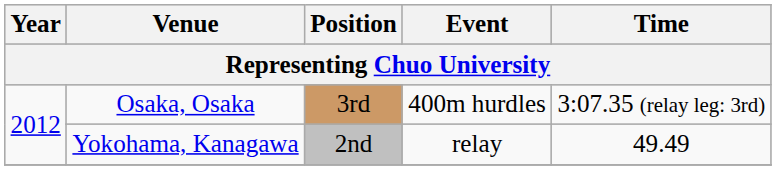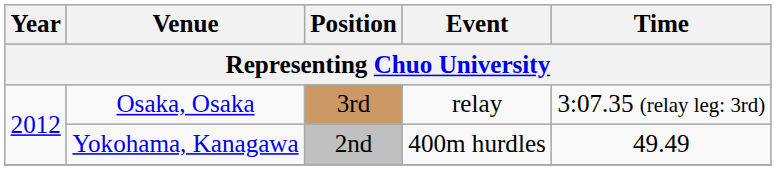(477, 104) 400m hurdles -> (477, 104) relay
(477, 143) relay -> (477, 143) 400m hurdles
